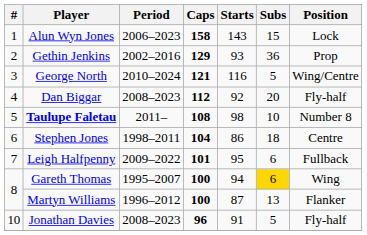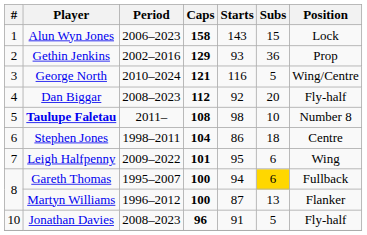(326, 158) Fullback -> (326, 158) Wing
(326, 179) Wing -> (326, 179) Fullback
